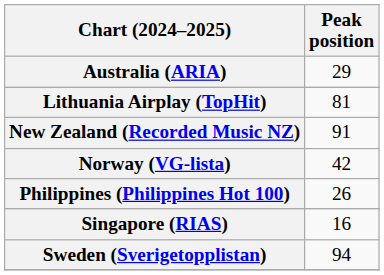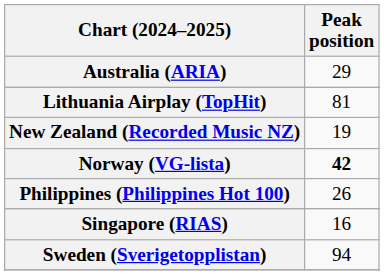(342, 132) 91 -> (342, 132) 19
(342, 163) normal -> (342, 163) bold
